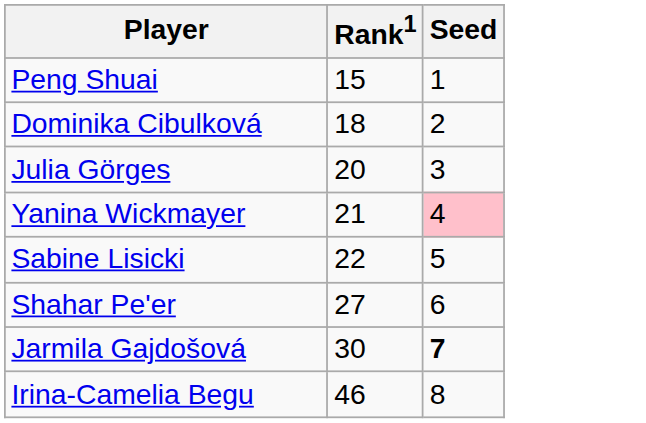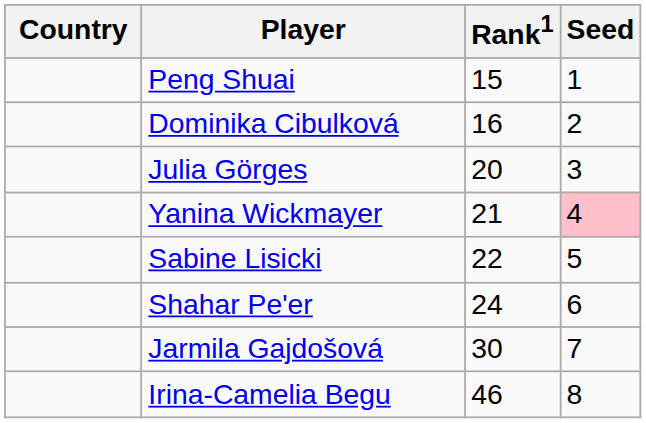+ column: (73, 30)
(350, 124) 18 -> (487, 124) 16
(350, 304) 27 -> (487, 304) 24
(438, 349) bold -> (574, 349) normal
